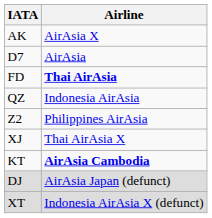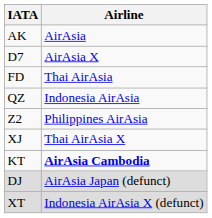(71, 35) AirAsia X -> (65, 35) AirAsia
(65, 56) AirAsia -> (71, 56) AirAsia X
(81, 77) bold -> (78, 77) normal
